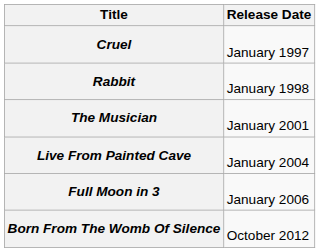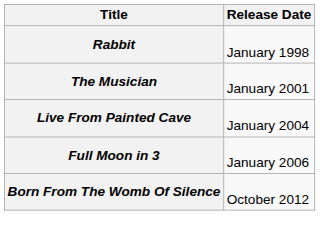- row: (114, 44)
